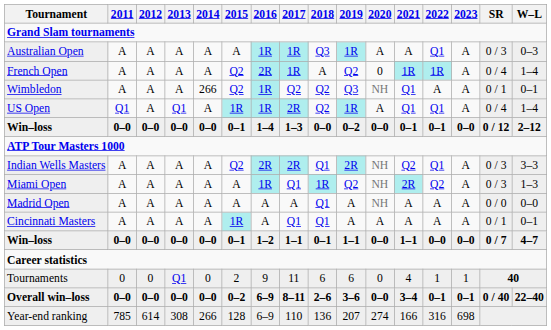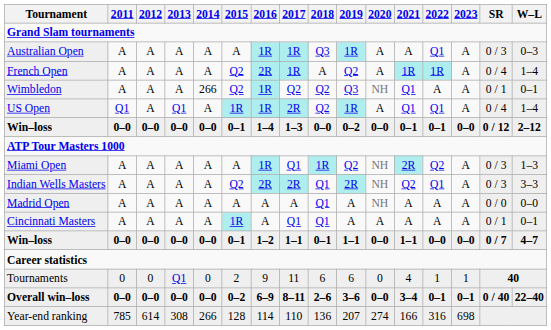(380, 70) 0 -> (380, 70) A
rows swapped: (56, 164) <-> (37, 183)
(265, 315) 6–9 -> (265, 315) 114
